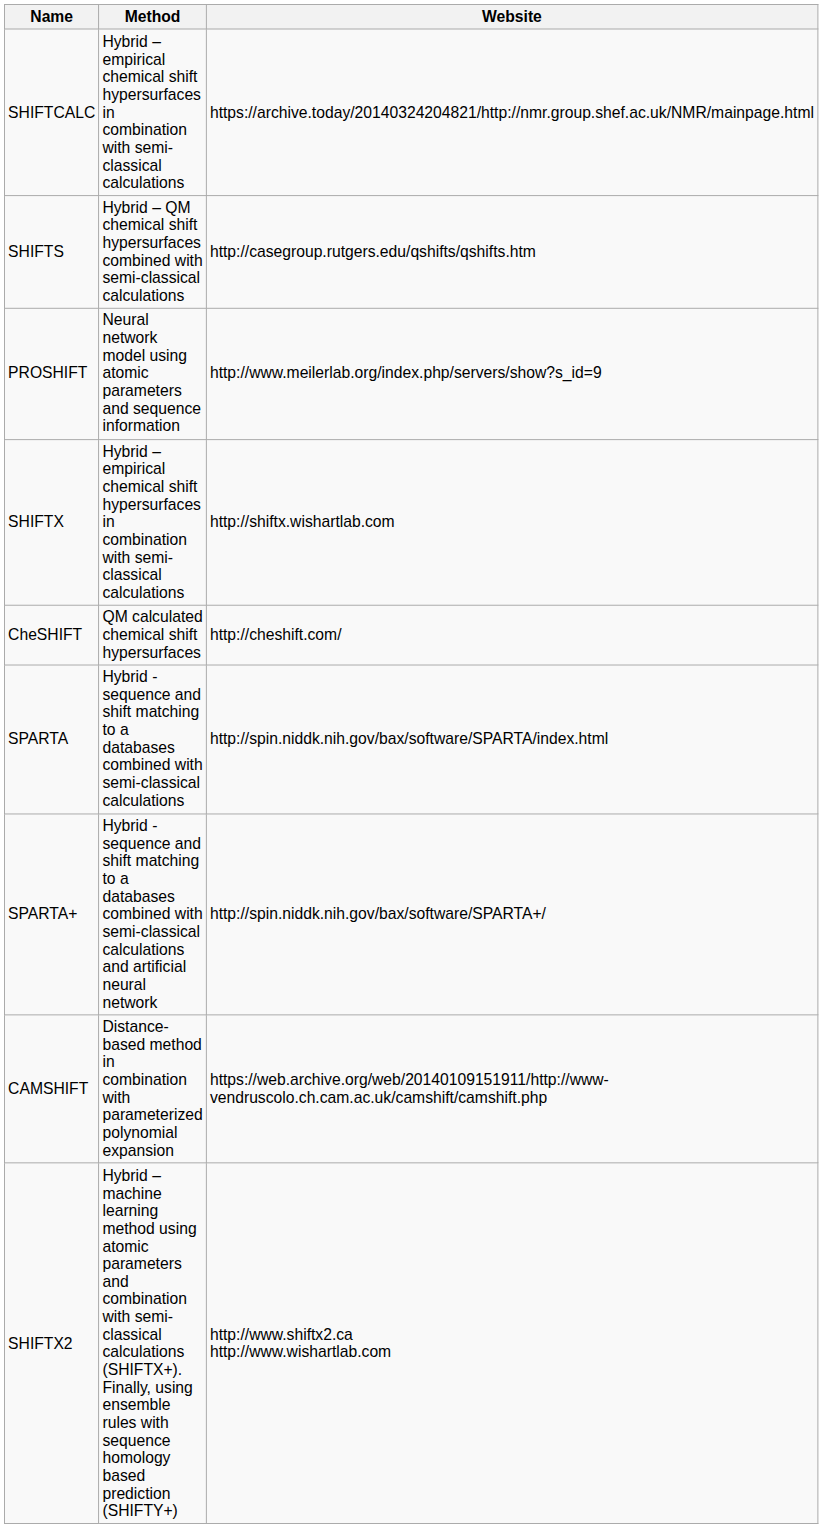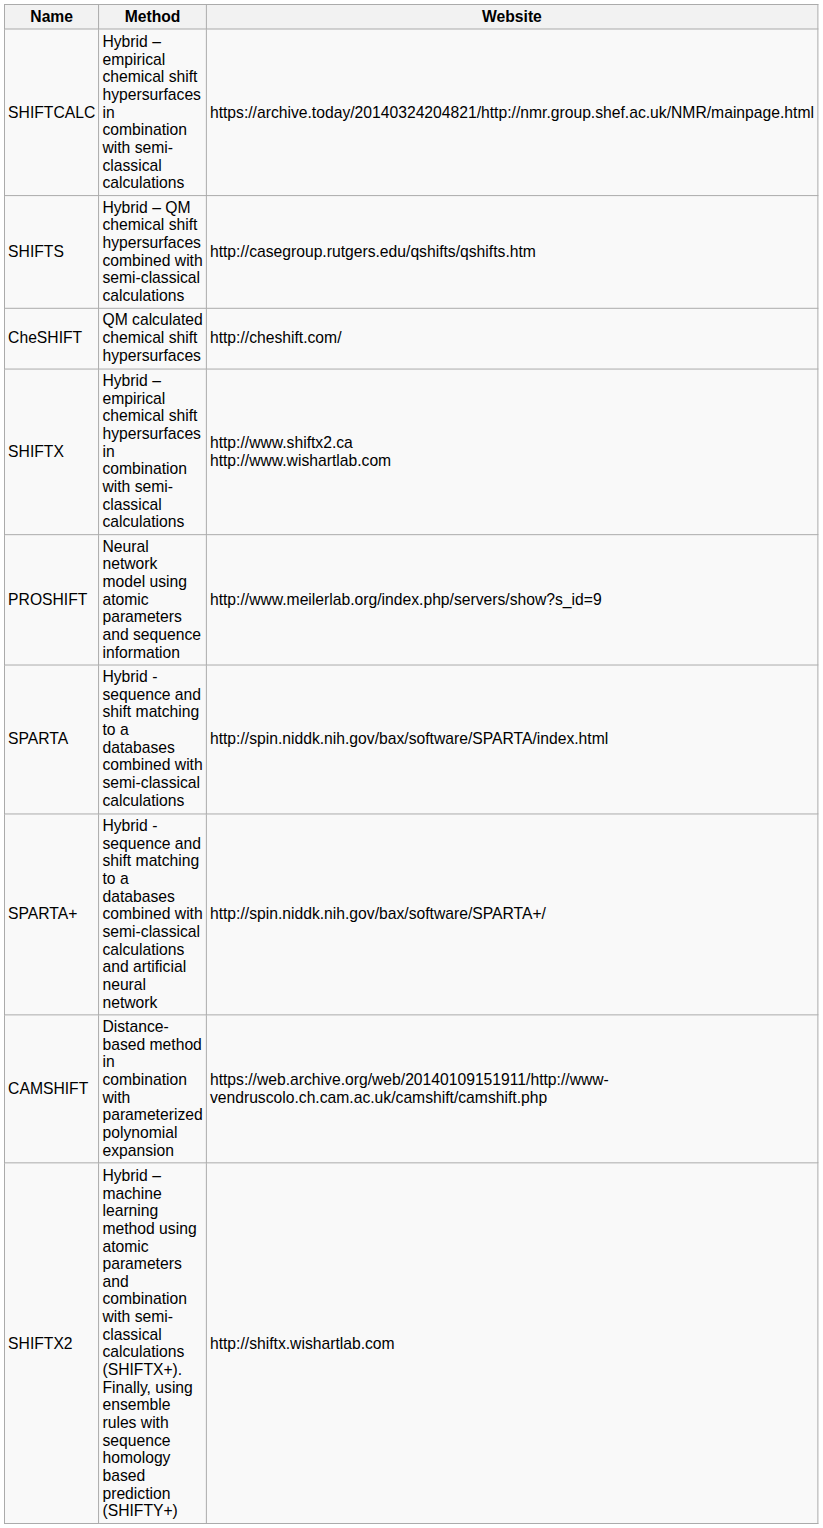rows swapped: (45, 635) <-> (48, 373)
(302, 522) http://shiftx.wishartlab.com -> (301, 451) http://www.shiftx2.ca http://www.wishartlab.com
(301, 1343) http://www.shiftx2.ca http://www.wishartlab.com -> (302, 1343) http://shiftx.wishartlab.com
